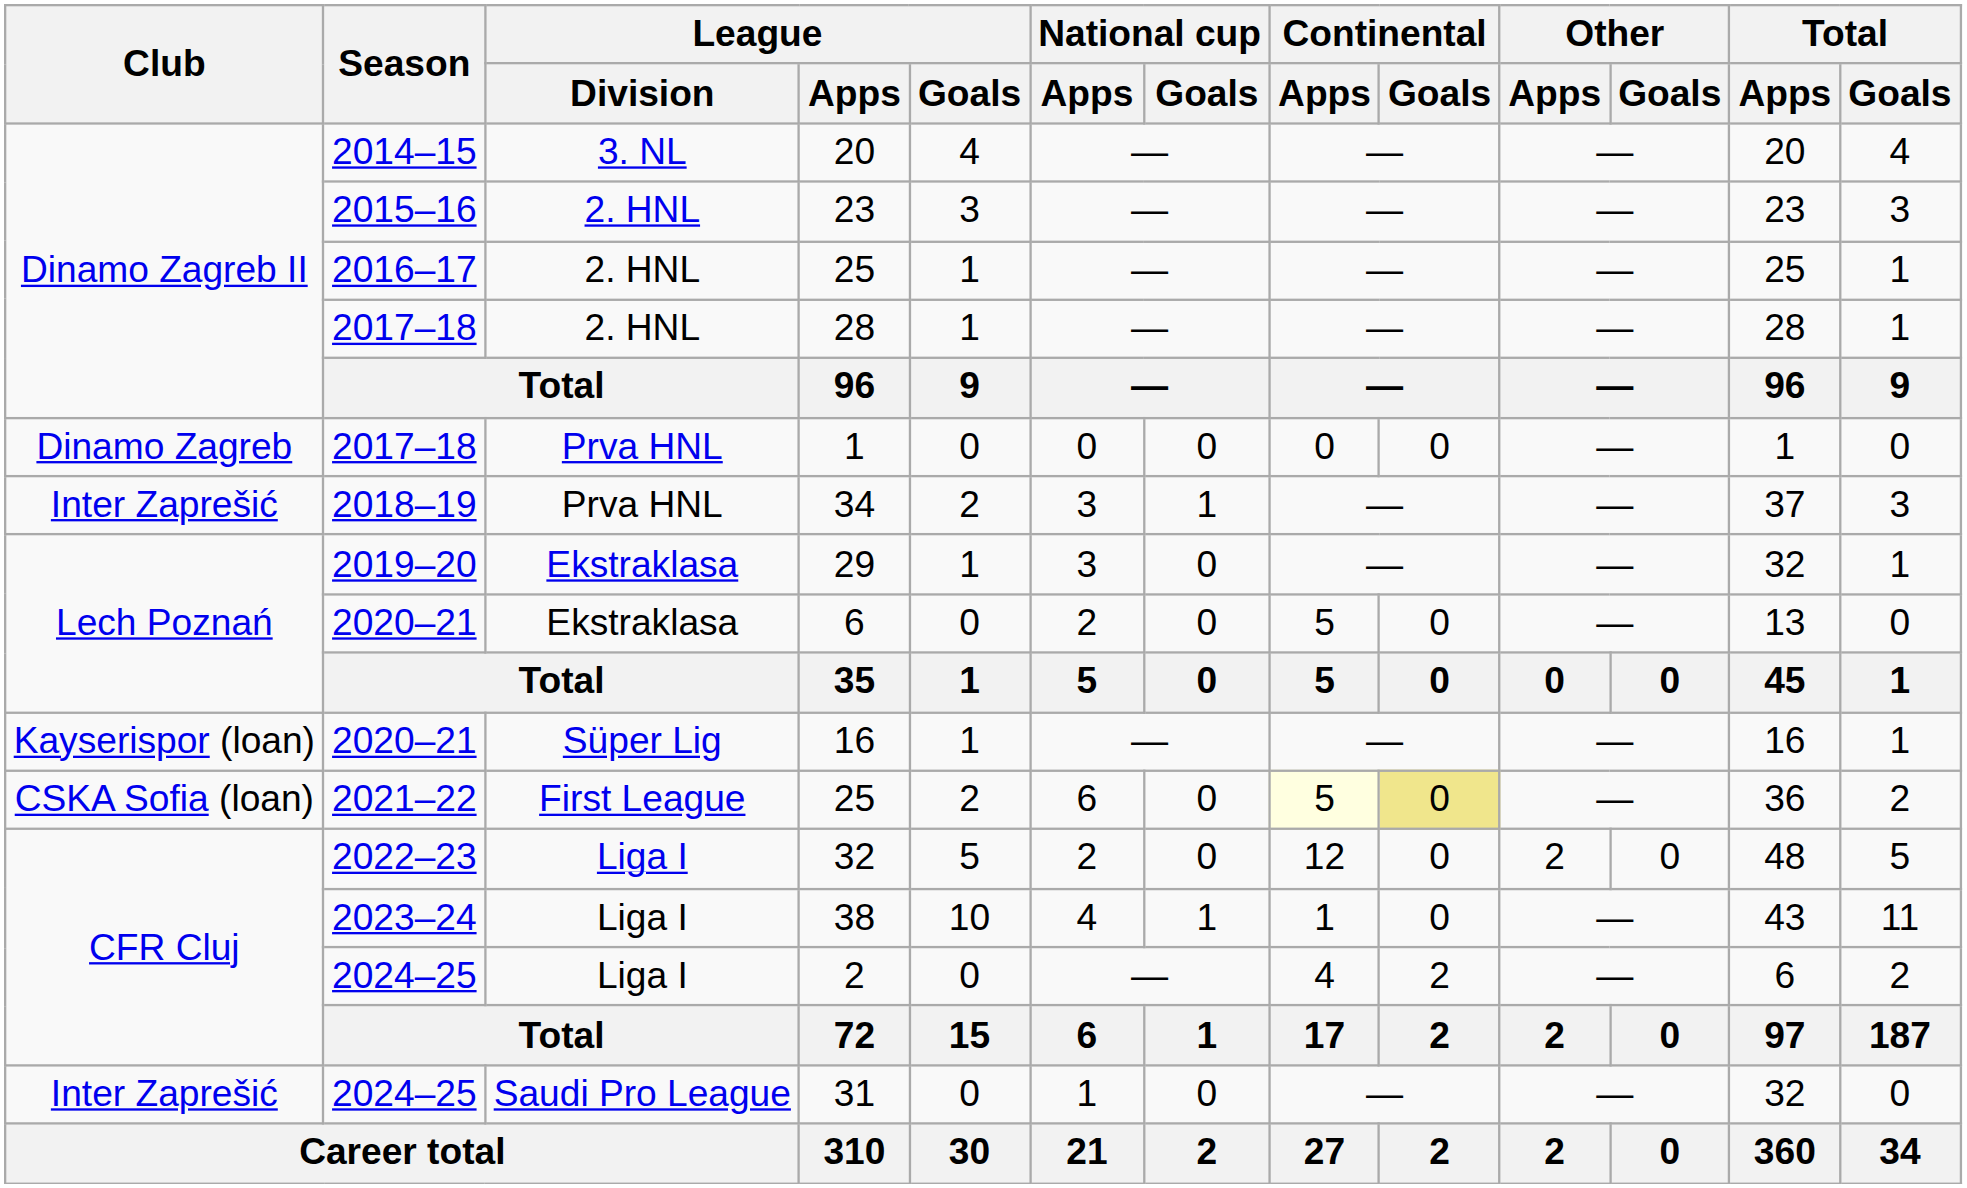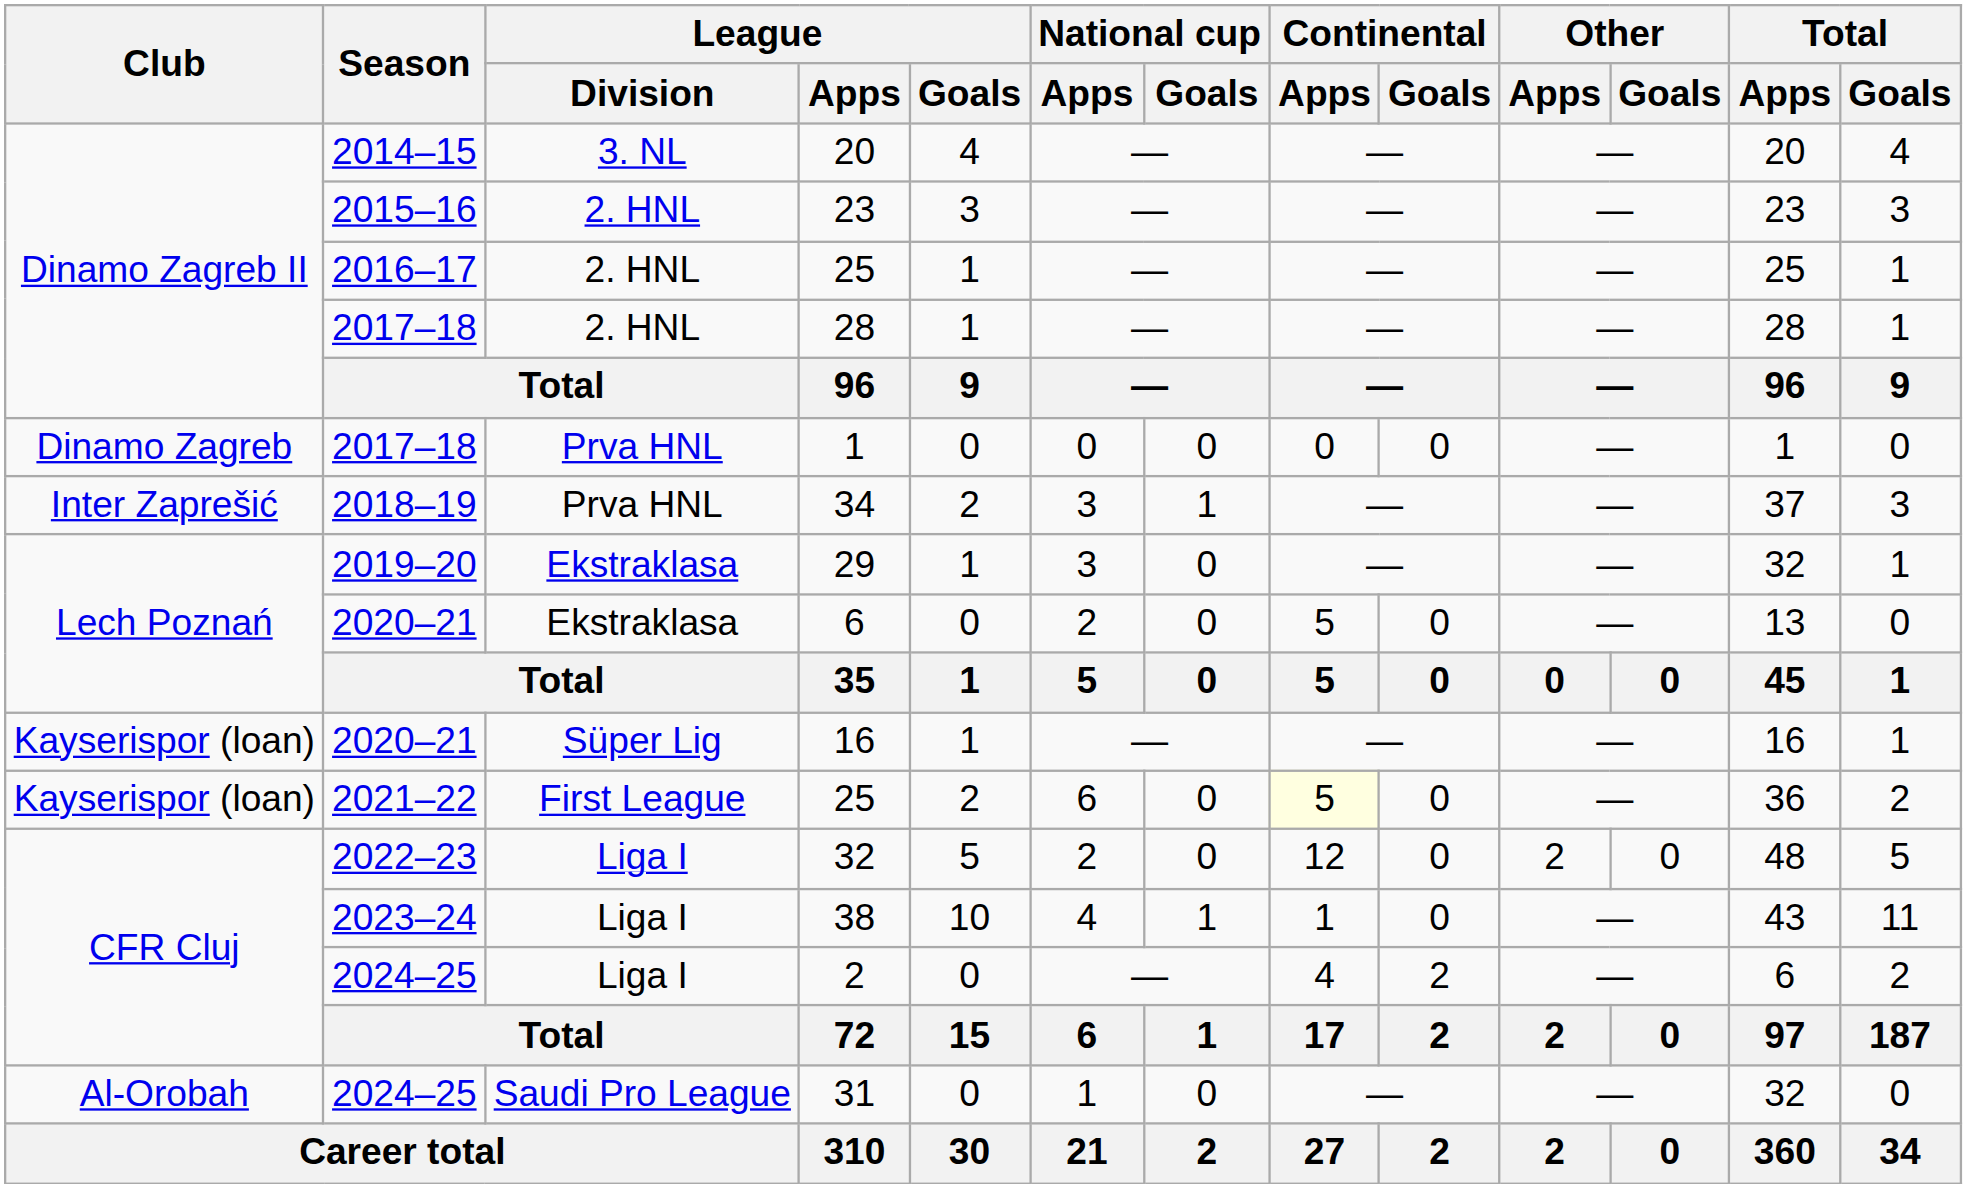(164, 799) CSKA Sofia (loan) -> (164, 799) Kayserispor (loan)
(1440, 799) khaki background -> (1440, 799) no background
(164, 1093) Inter Zaprešić -> (164, 1093) Al-Orobah
